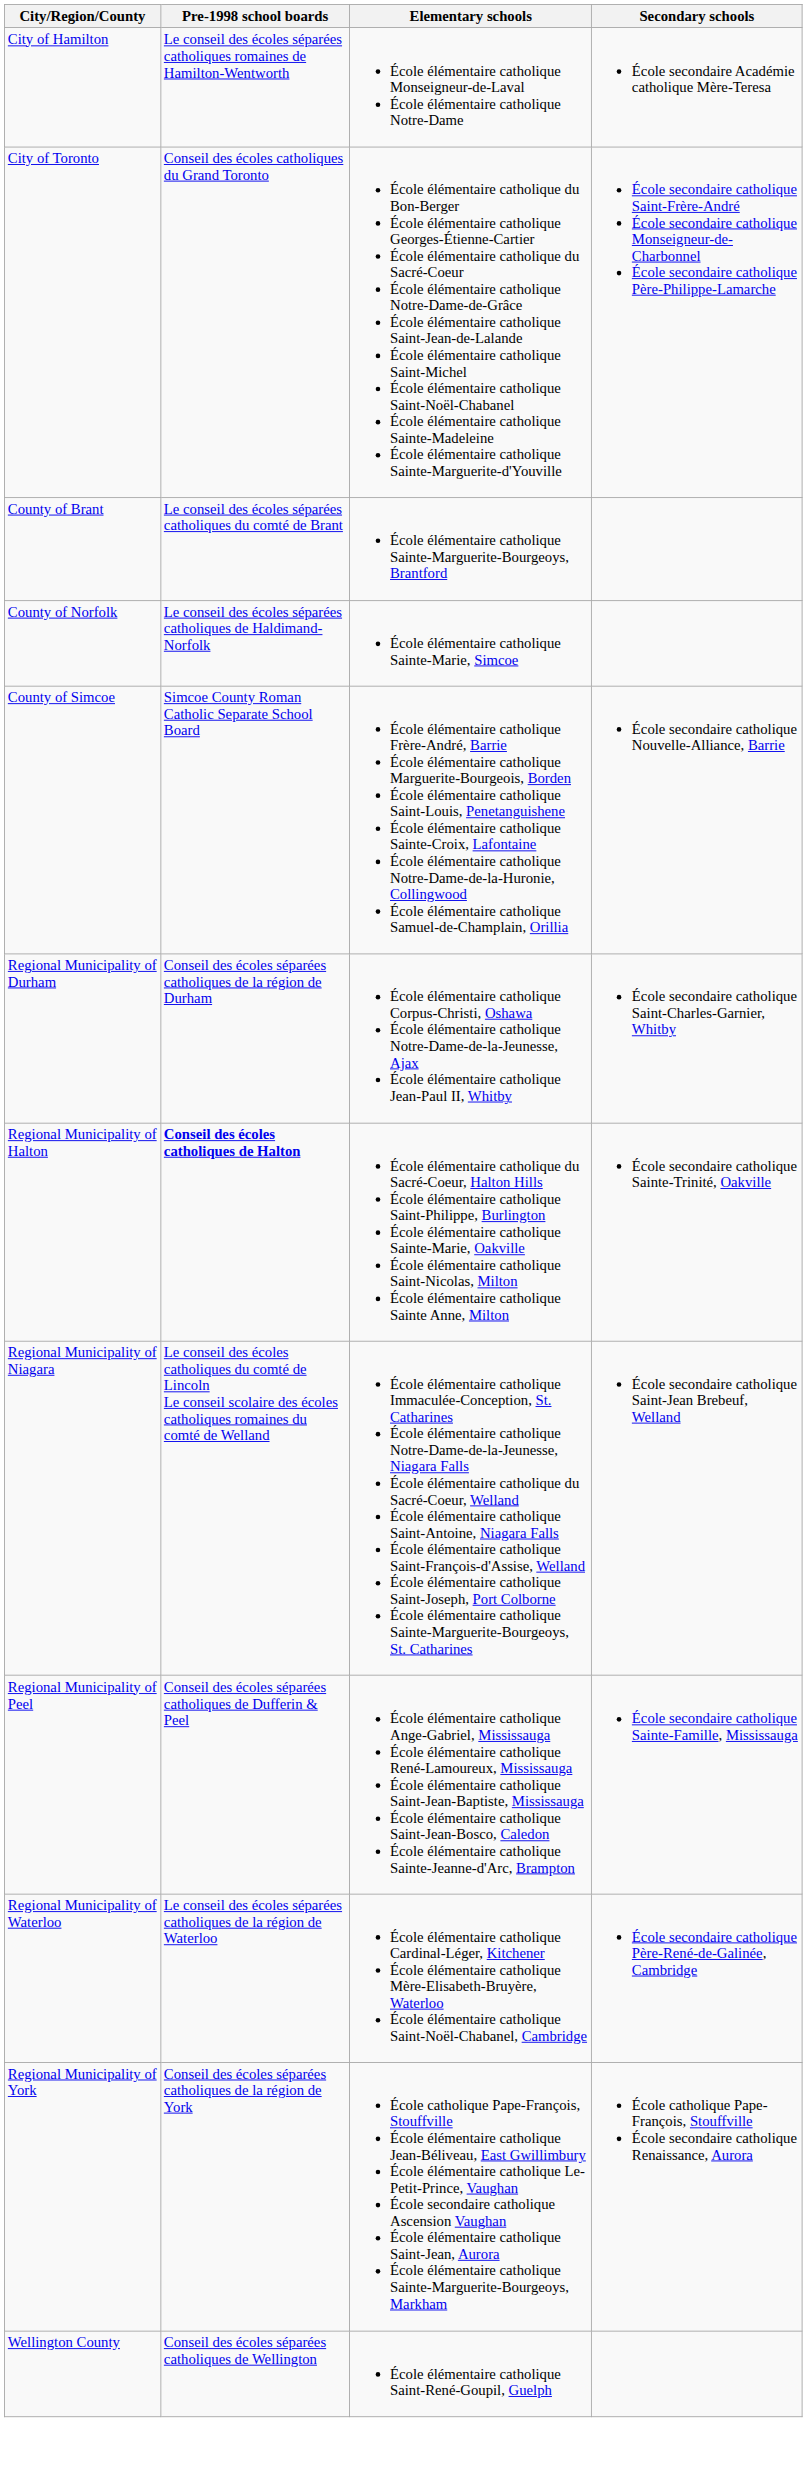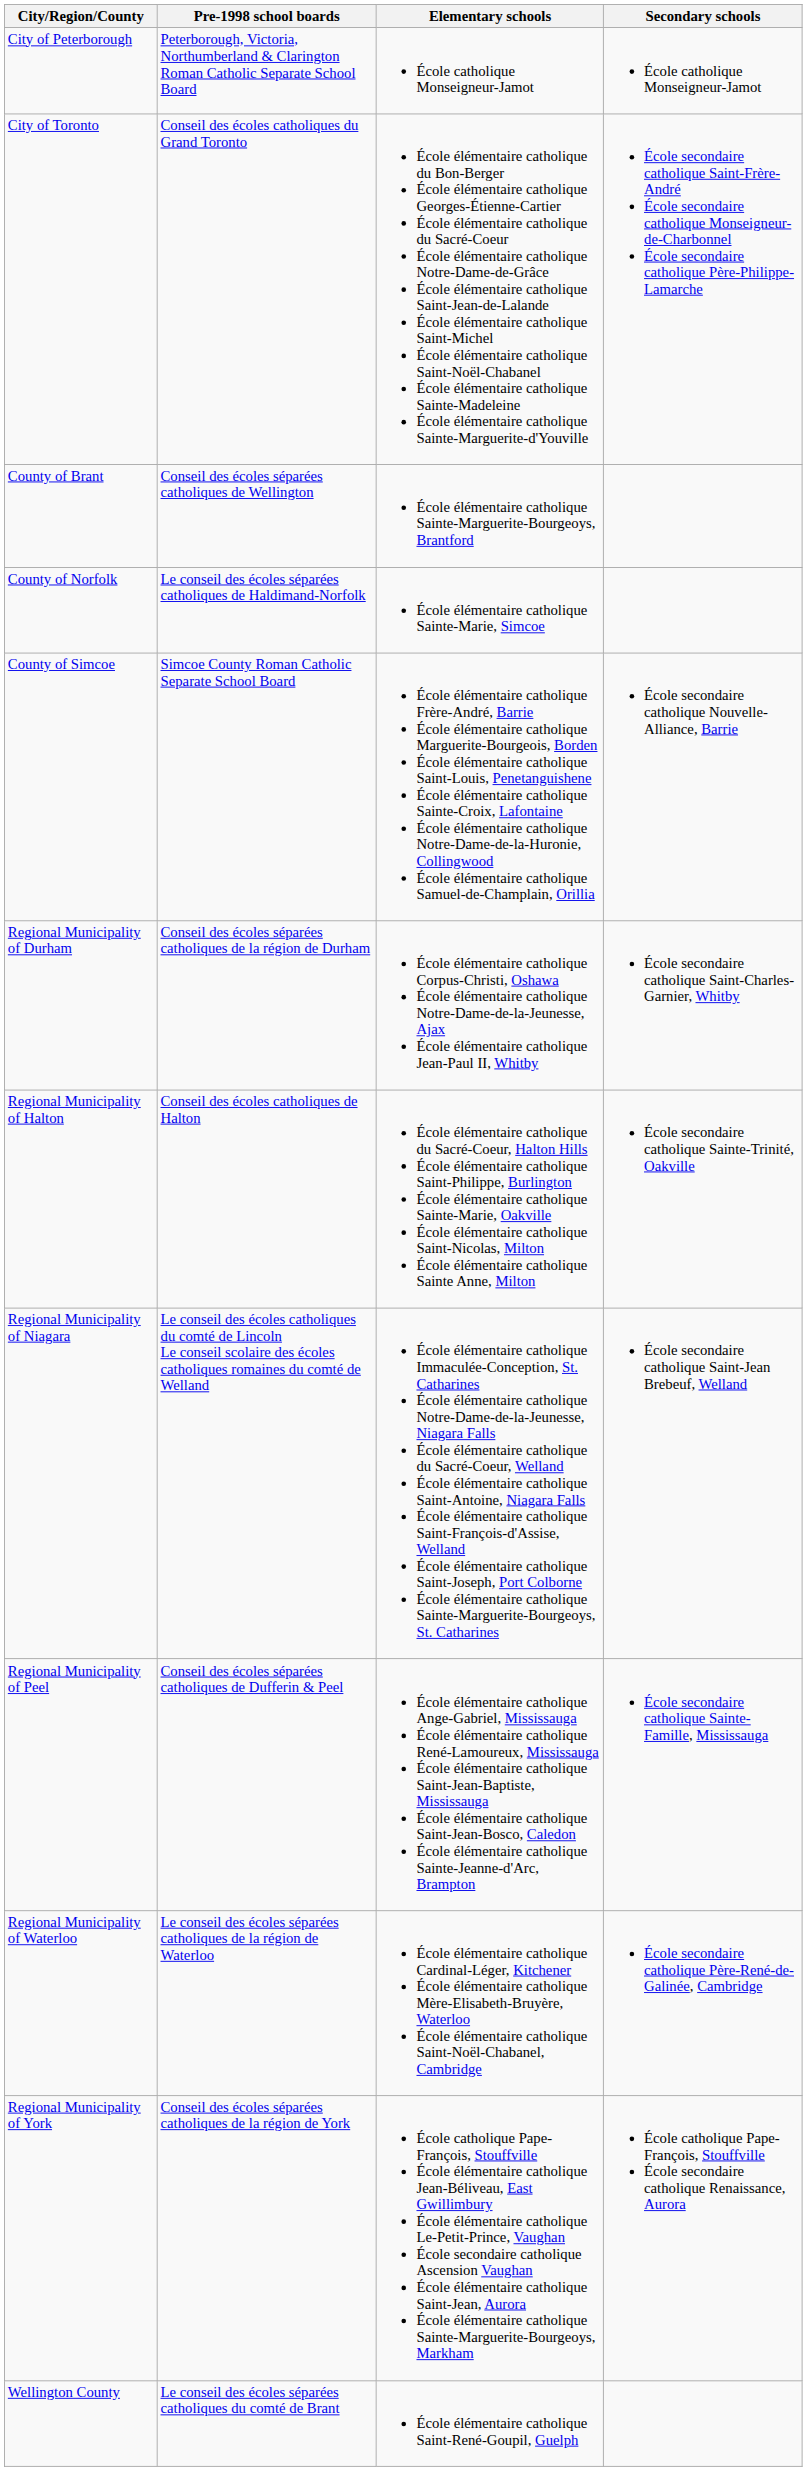- row: (58, 39)
+ row: (70, 39)
(253, 517) Le conseil des écoles séparées catholiques du comté de Brant -> (242, 484) Conseil des écoles séparées catholiques de Wellington
(232, 1142) bold -> (259, 1109) normal
(245, 2350) Conseil des écoles séparées catholiques de Wellington -> (250, 2400) Le conseil des écoles séparées catholiques du comté de Brant
